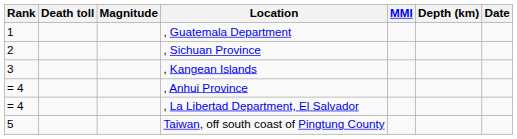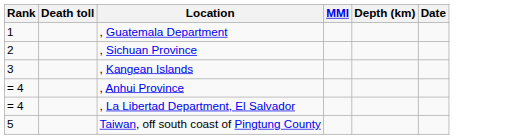- column: (129, 13)
